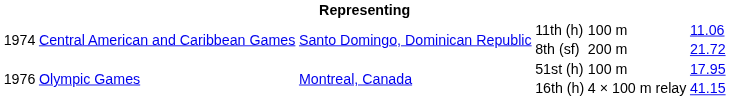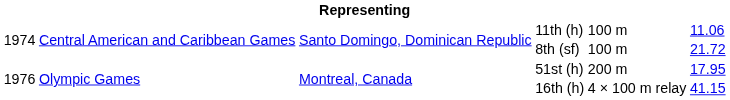(608, 49) 200 m -> (608, 49) 100 m
(608, 69) 100 m -> (608, 69) 200 m
